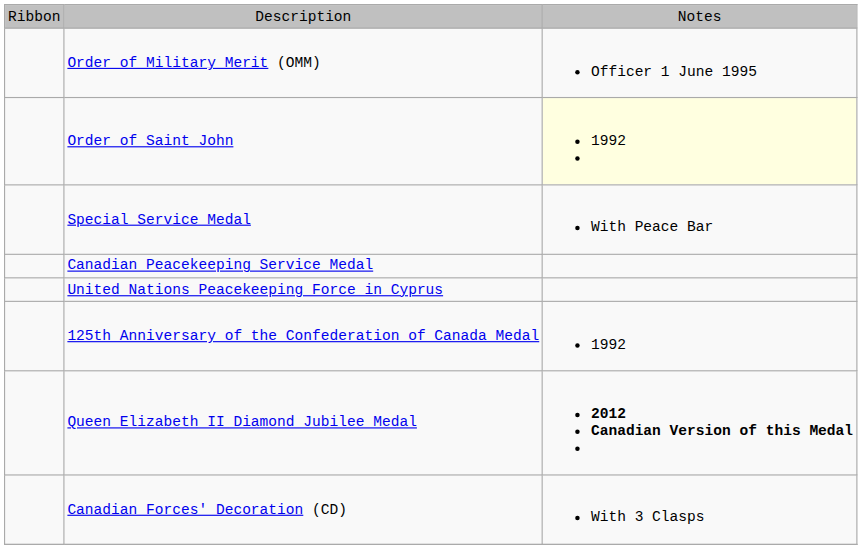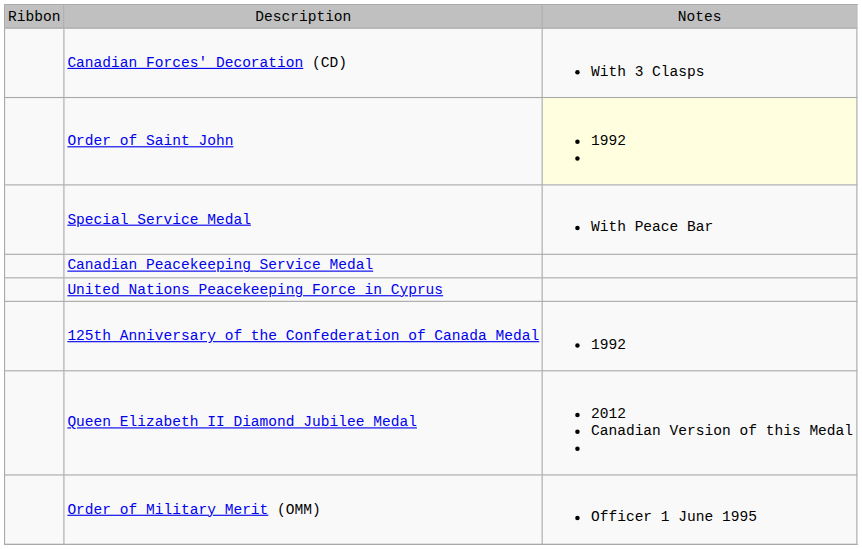rows swapped: (194, 63) <-> (207, 509)
(700, 431) bold -> (700, 431) normal
